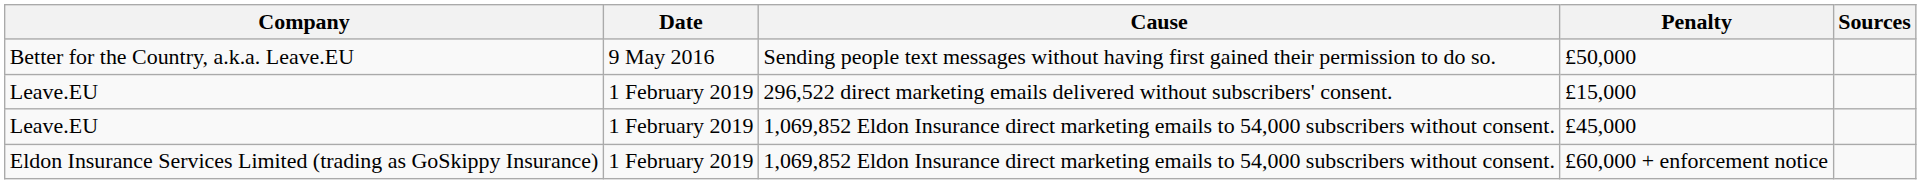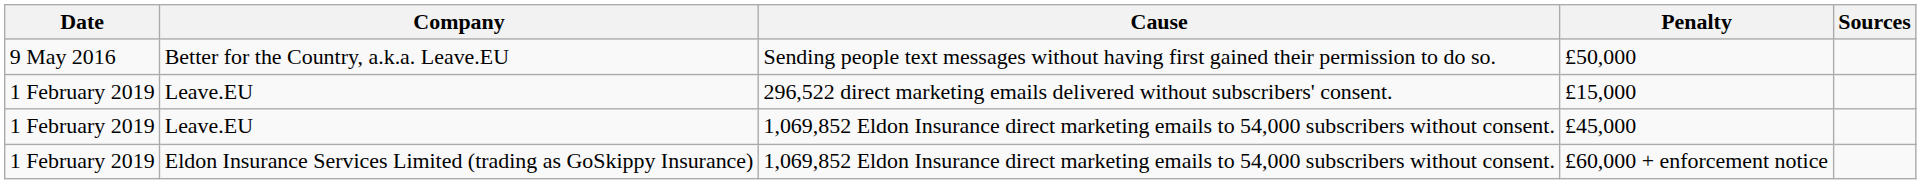columns swapped: (681, 21) <-> (304, 21)
